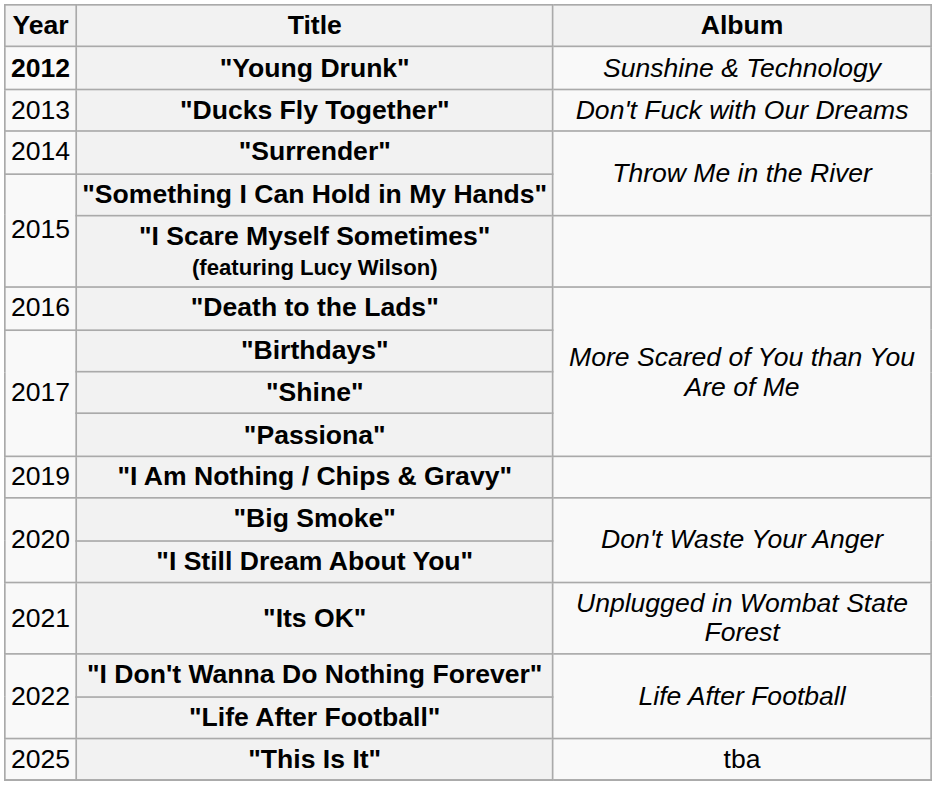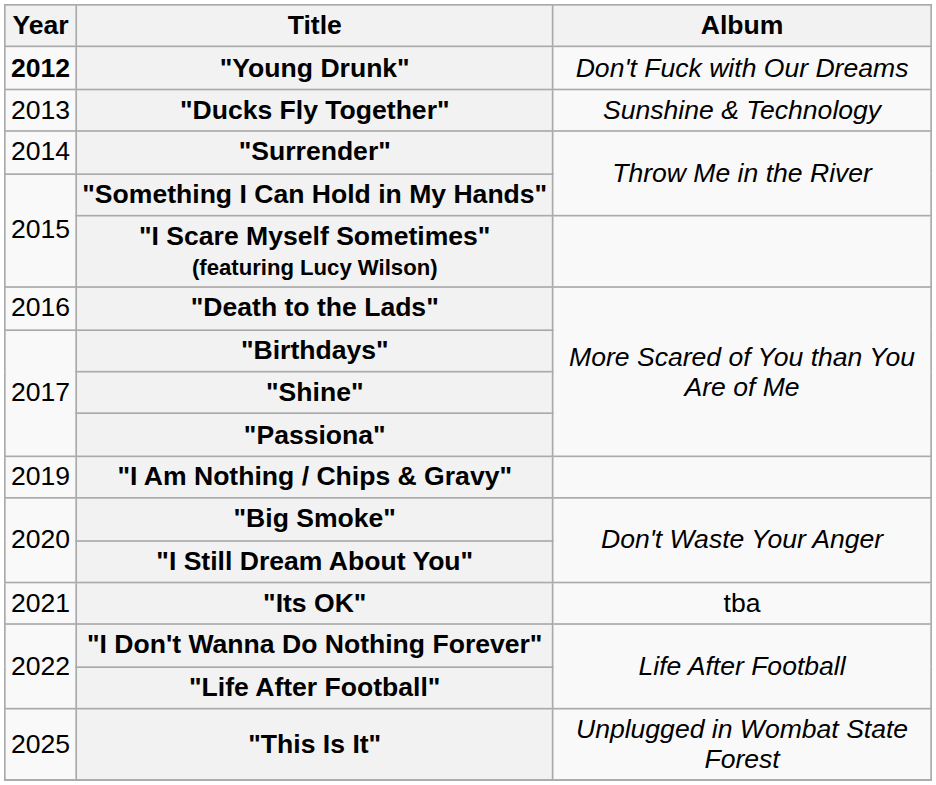(742, 67) Sunshine & Technology -> (742, 67) Don't Fuck with Our Dreams
(742, 109) Don't Fuck with Our Dreams -> (742, 109) Sunshine & Technology
(742, 617) Unplugged in Wombat State Forest -> (742, 603) tba
(742, 759) tba -> (742, 744) Unplugged in Wombat State Forest
